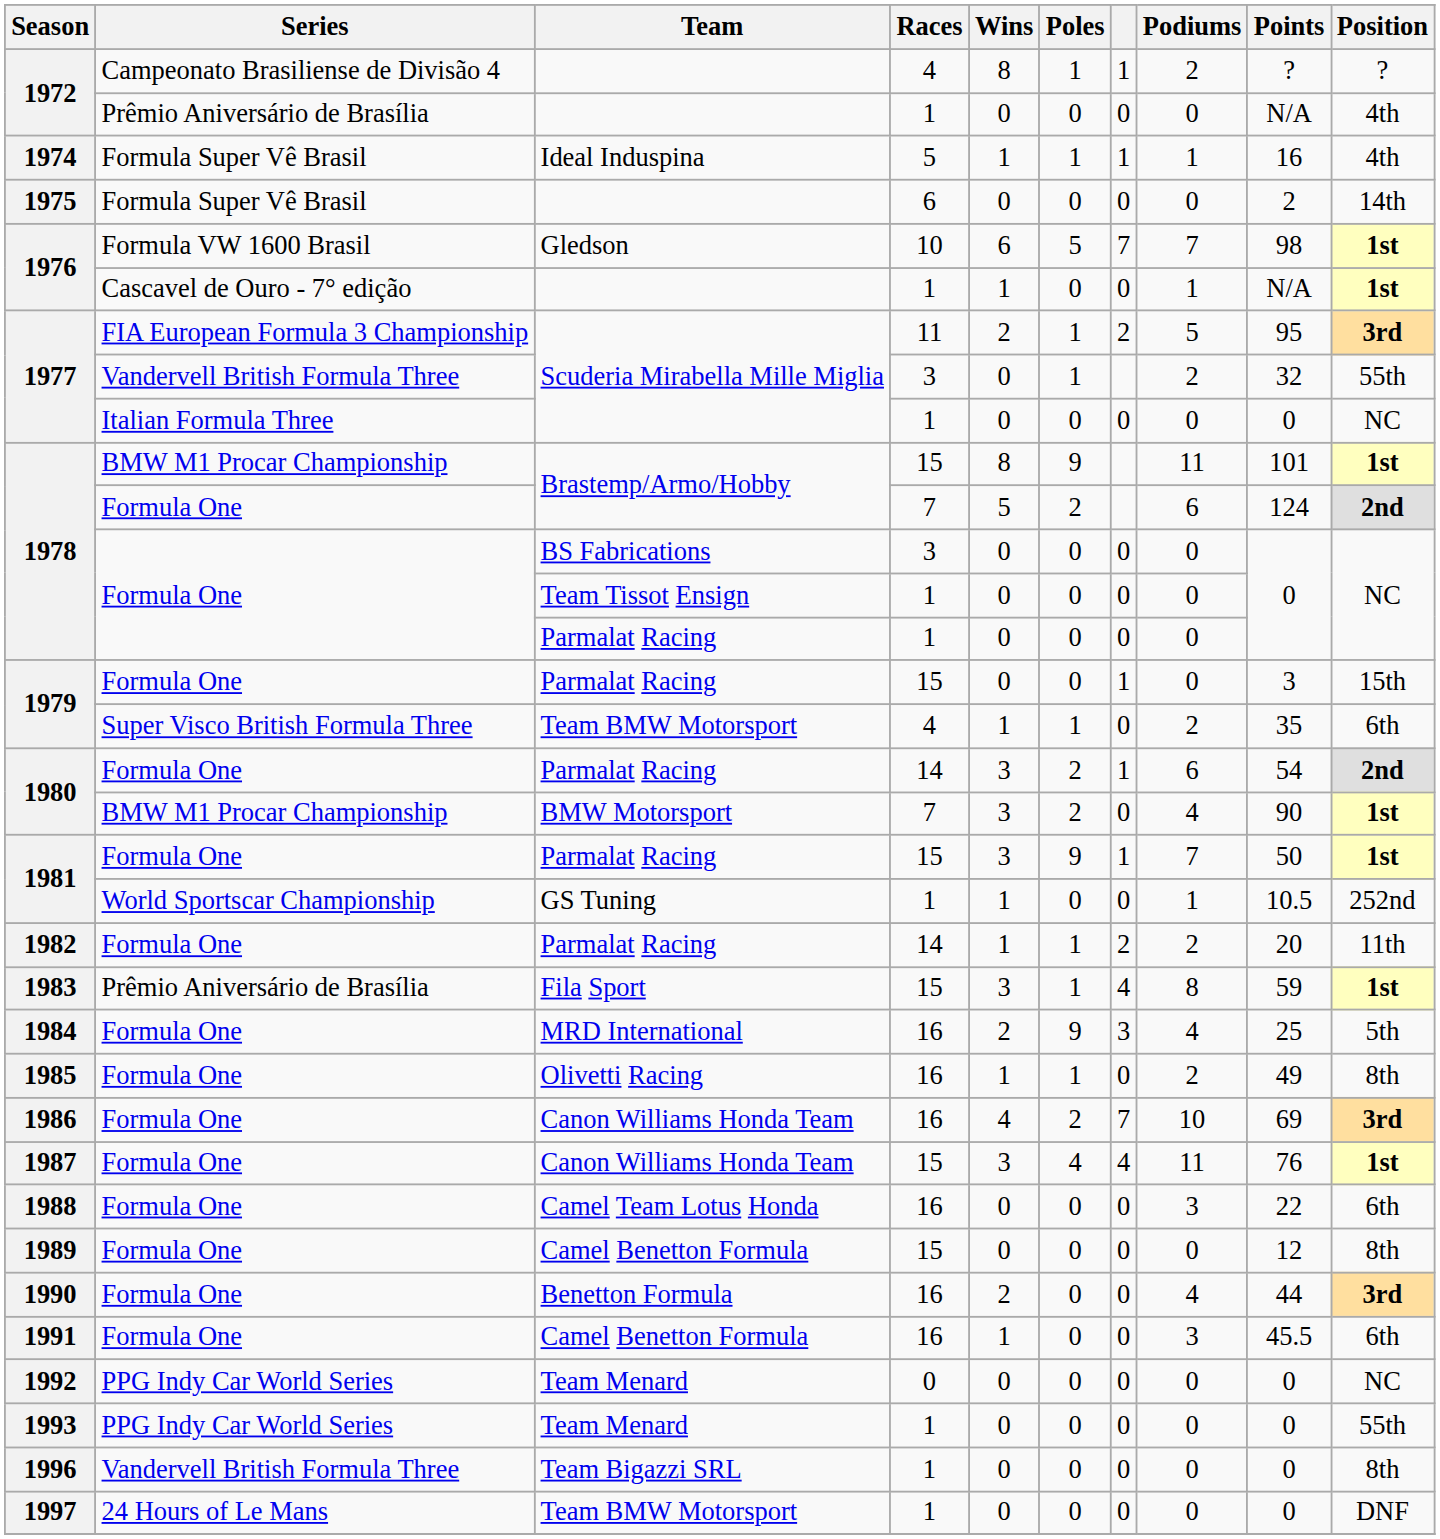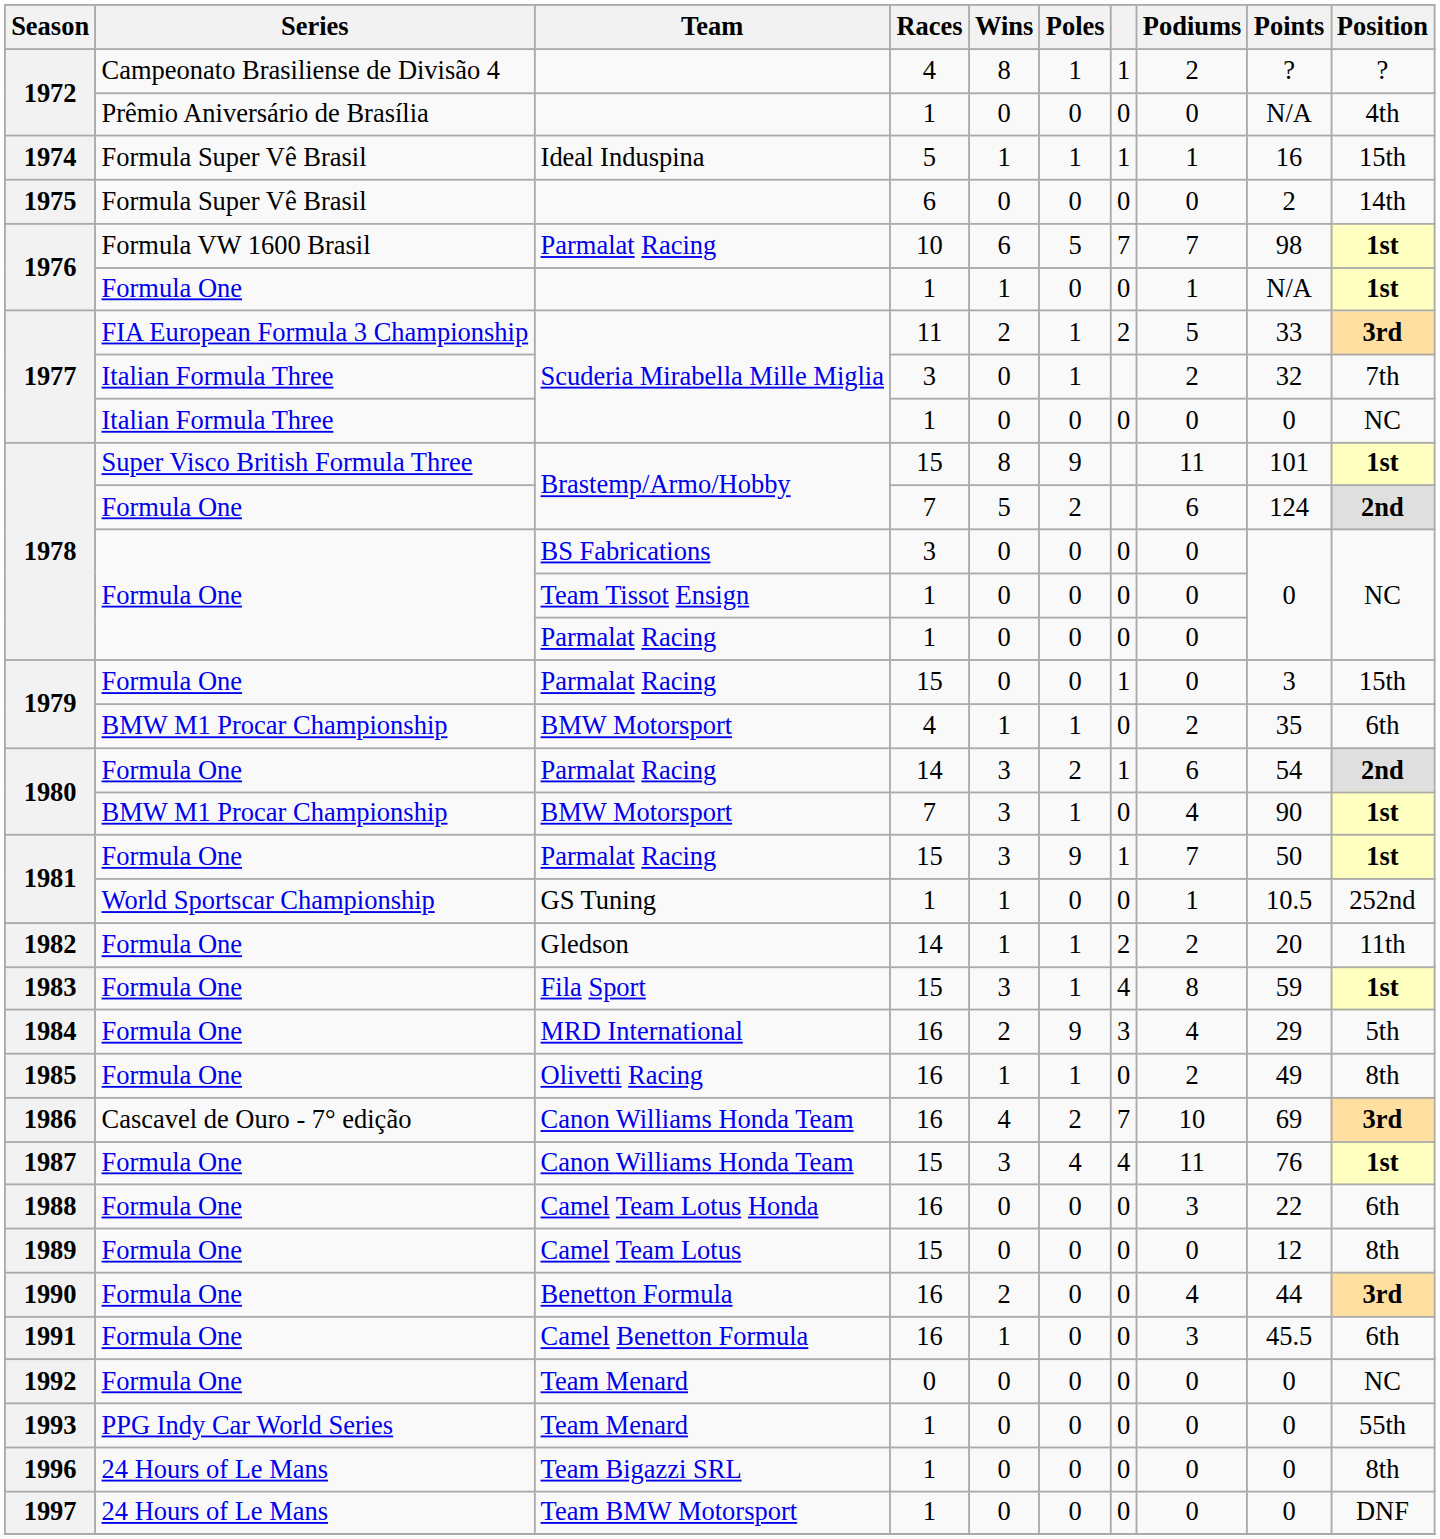(1382, 157) 4th -> (1382, 157) 15th
(585, 245) Gledson -> (628, 245) Parmalat Racing
(256, 288) Cascavel de Ouro - 7° edição -> (172, 288) Formula One
(1289, 332) 95 -> (1289, 332) 33
(280, 376) Vandervell British Formula Three -> (217, 376) Italian Formula Three
(1382, 376) 55th -> (1382, 376) 7th
(275, 463) BMW M1 Procar Championship -> (287, 463) Super Visco British Formula Three
(287, 725) Super Visco British Formula Three -> (275, 725) BMW M1 Procar Championship
(669, 725) Team BMW Motorsport -> (636, 725) BMW Motorsport
(1075, 813) 2 -> (1075, 813) 1
(628, 944) Parmalat Racing -> (585, 944) Gledson
(265, 988) Prêmio Aniversário de Brasília -> (172, 988) Formula One
(1289, 1031) 25 -> (1289, 1031) 29
(172, 1119) Formula One -> (256, 1119) Cascavel de Ouro - 7° edição
(674, 1250) Camel Benetton Formula -> (641, 1250) Camel Team Lotus
(247, 1381) PPG Indy Car World Series -> (172, 1381) Formula One
(280, 1468) Vandervell British Formula Three -> (215, 1468) 24 Hours of Le Mans
